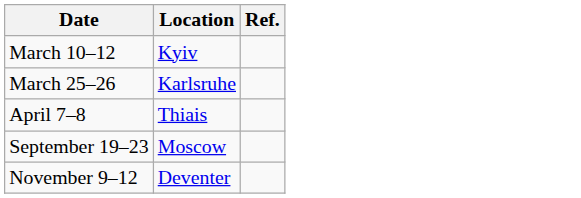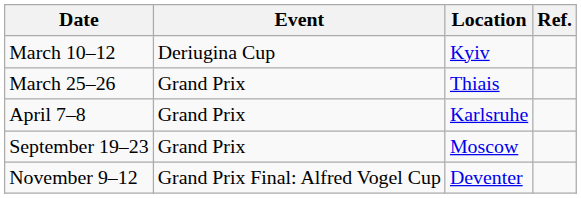+ column: (299, 20)
(197, 83) Karlsruhe -> (475, 83) Thiais
(183, 114) Thiais -> (489, 114) Karlsruhe
